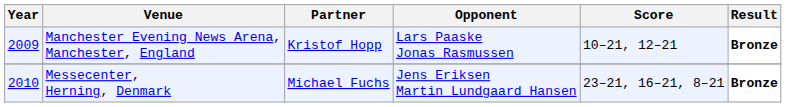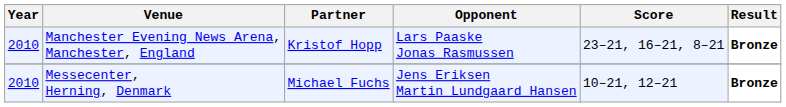(23, 45) 2009 -> (23, 45) 2010
(630, 45) 10–21, 12–21 -> (654, 45) 23–21, 16–21, 8–21
(654, 83) 23–21, 16–21, 8–21 -> (630, 83) 10–21, 12–21
